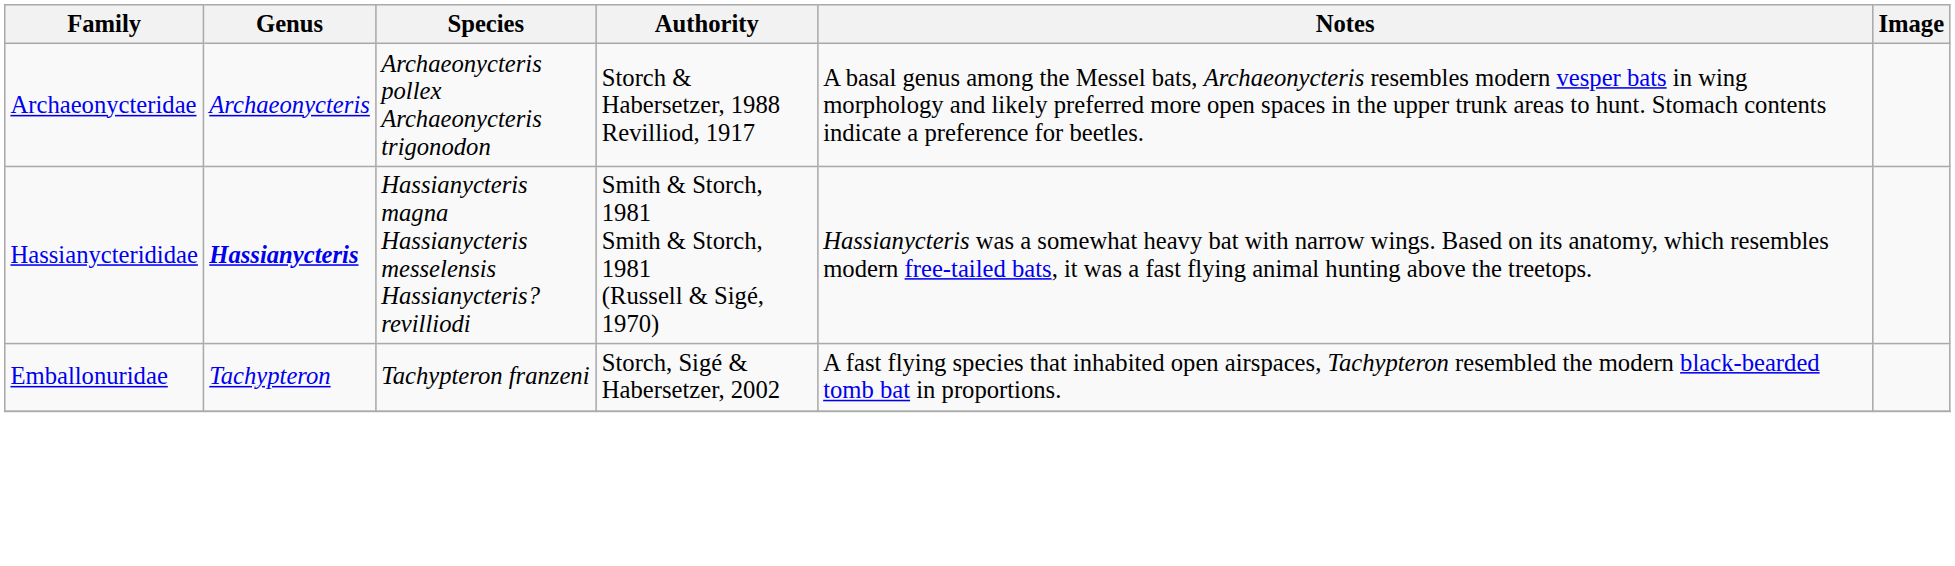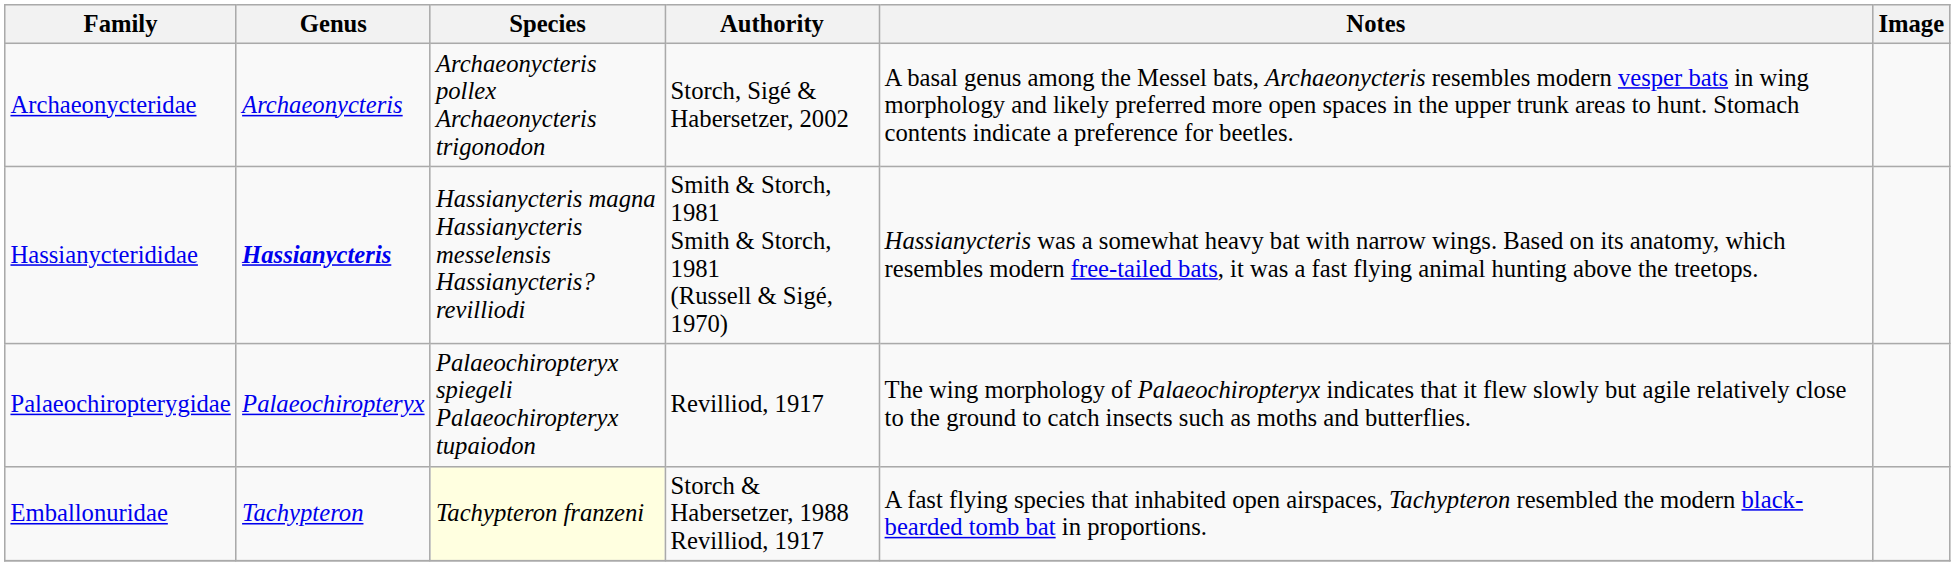(691, 104) Storch & Habersetzer, 1988 Revilliod, 1917 -> (760, 104) Storch, Sigé & Habersetzer, 2002
+ row: (121, 404)
(485, 376) no background -> (540, 512) lightyellow background
(691, 376) Storch, Sigé & Habersetzer, 2002 -> (760, 512) Storch & Habersetzer, 1988 Revilliod, 1917
